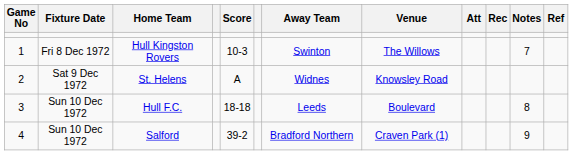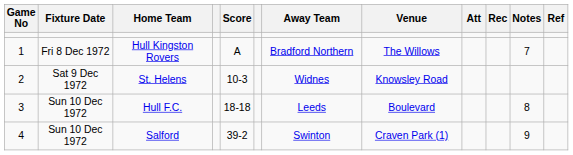(237, 51) 10-3 -> (237, 51) A
(312, 51) Swinton -> (312, 51) Bradford Northern
(237, 79) A -> (237, 79) 10-3
(312, 136) Bradford Northern -> (312, 136) Swinton
